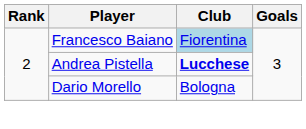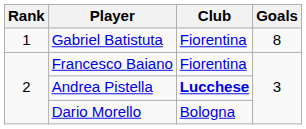+ row: (107, 40)
(213, 40) lightblue background -> (213, 64) no background
